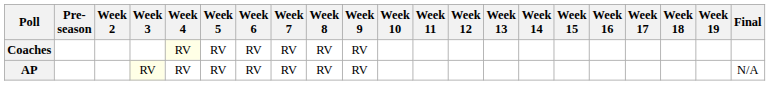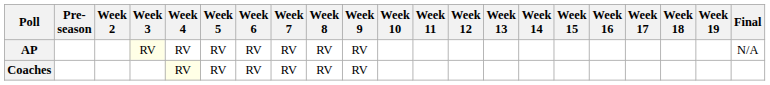rows swapped: (29, 70) <-> (29, 50)
